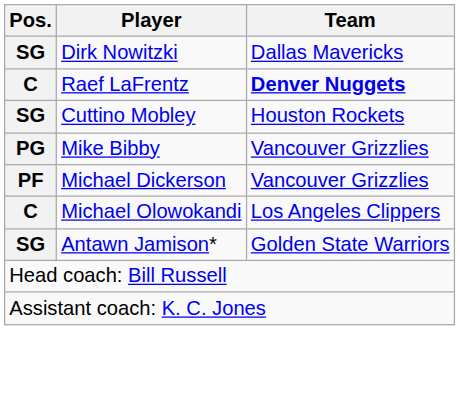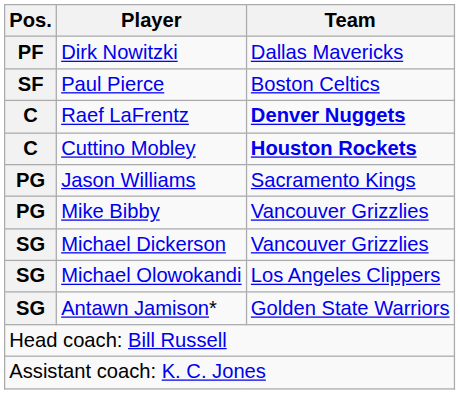(31, 52) SG -> (31, 52) PF
+ row: (113, 84)
(31, 116) SG -> (31, 148) C
(328, 116) normal -> (334, 148) bold
+ row: (128, 180)
(31, 180) PF -> (31, 244) SG
(31, 212) C -> (31, 276) SG
